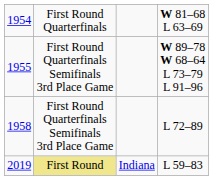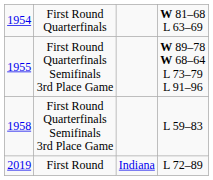(183, 126) L 72–89 -> (183, 126) L 59–83
(75, 165) khaki background -> (75, 165) no background
(183, 165) L 59–83 -> (183, 165) L 72–89
